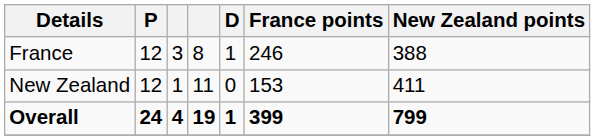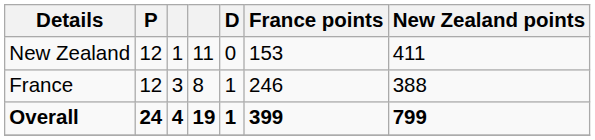rows swapped: (41, 53) <-> (70, 85)
